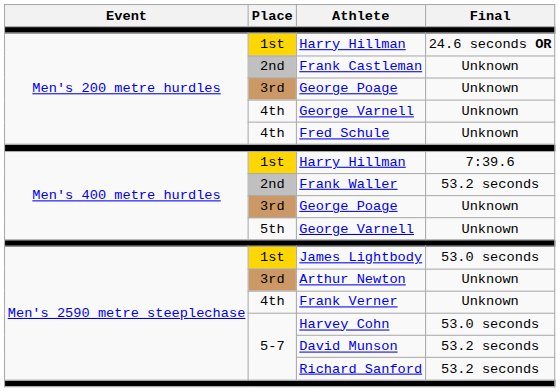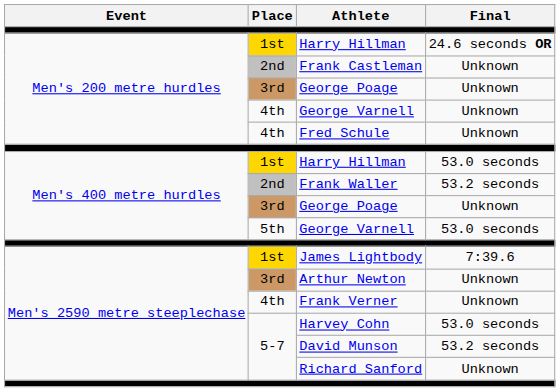(490, 162) 7:39.6 -> (490, 162) 53.0 seconds
(490, 229) Unknown -> (490, 229) 53.0 seconds
(490, 258) 53.0 seconds -> (490, 258) 7:39.6
(490, 369) 53.2 seconds -> (490, 369) Unknown
